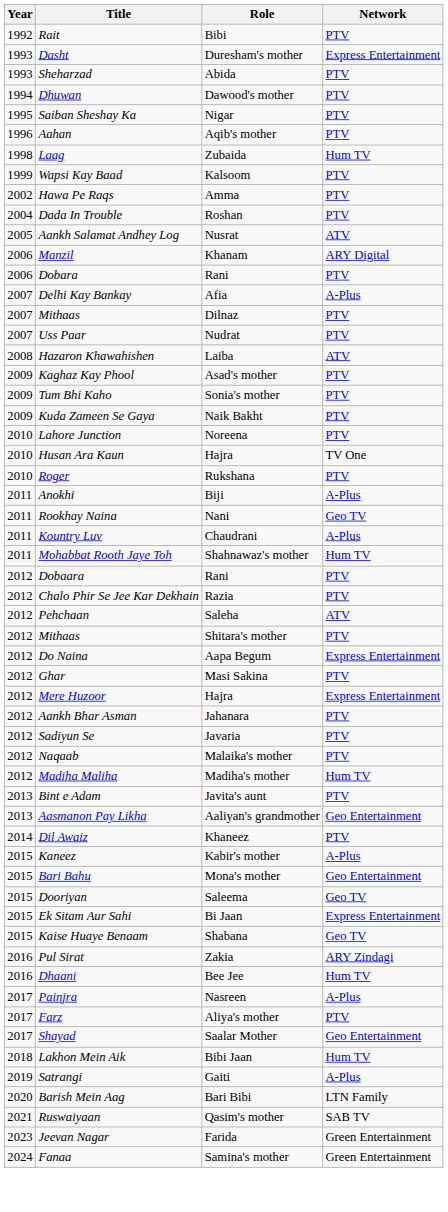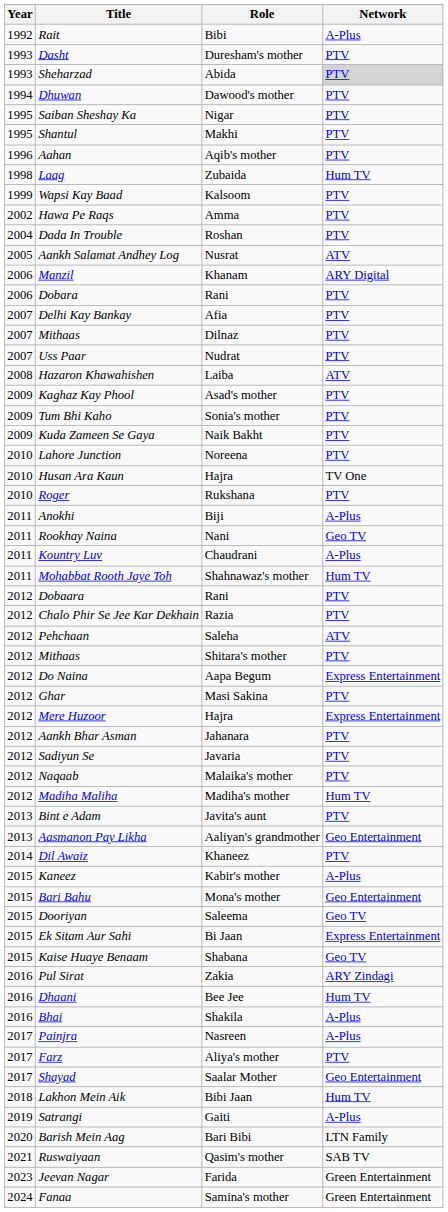(337, 34) PTV -> (343, 34) A-Plus
(383, 54) Express Entertainment -> (337, 54) PTV
(337, 74) no background -> (337, 74) lightgrey background
+ row: (58, 134)
(343, 295) A-Plus -> (337, 315) PTV
+ row: (50, 1016)
